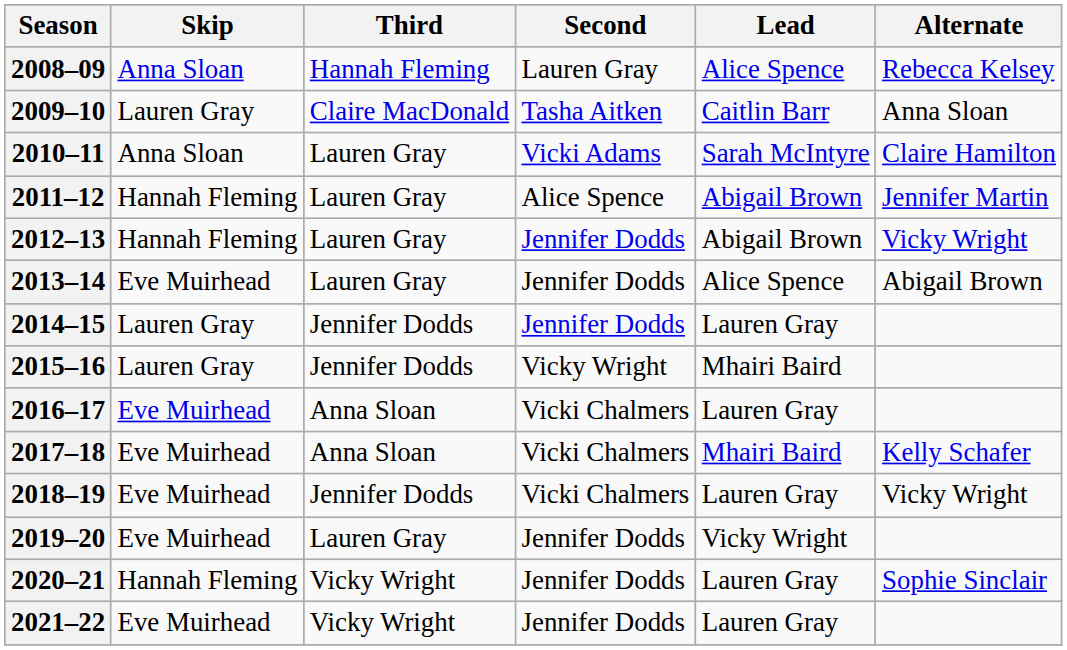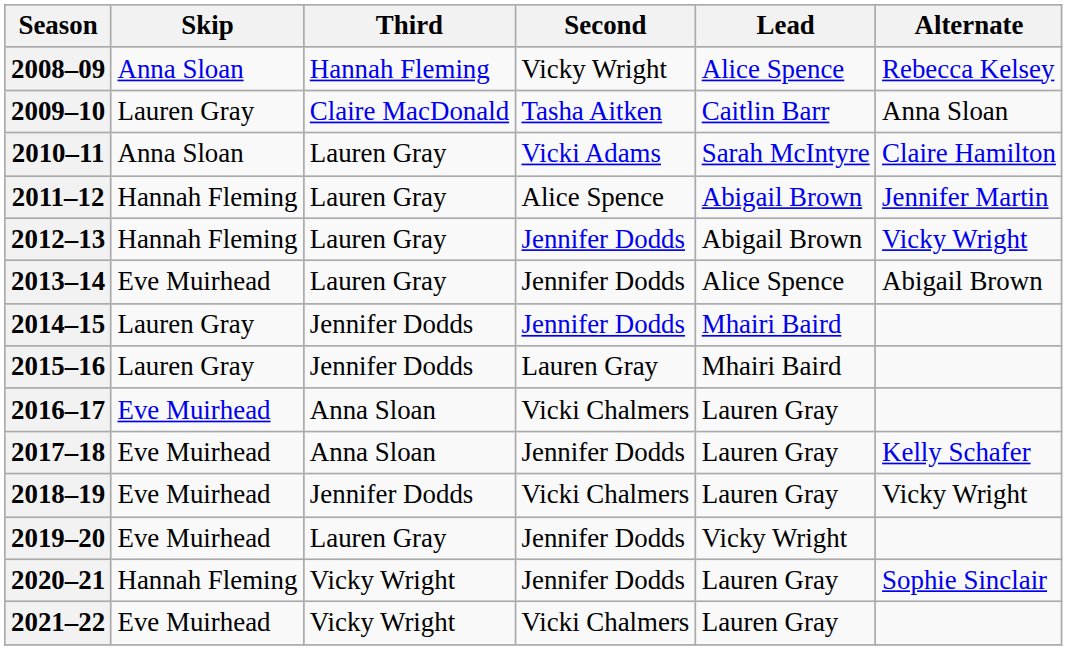(590, 68) Lauren Gray -> (594, 68) Vicky Wright
(770, 324) Lauren Gray -> (772, 324) Mhairi Baird
(594, 366) Vicky Wright -> (590, 366) Lauren Gray
(605, 452) Vicki Chalmers -> (603, 452) Jennifer Dodds
(772, 452) Mhairi Baird -> (770, 452) Lauren Gray
(603, 622) Jennifer Dodds -> (605, 622) Vicki Chalmers
